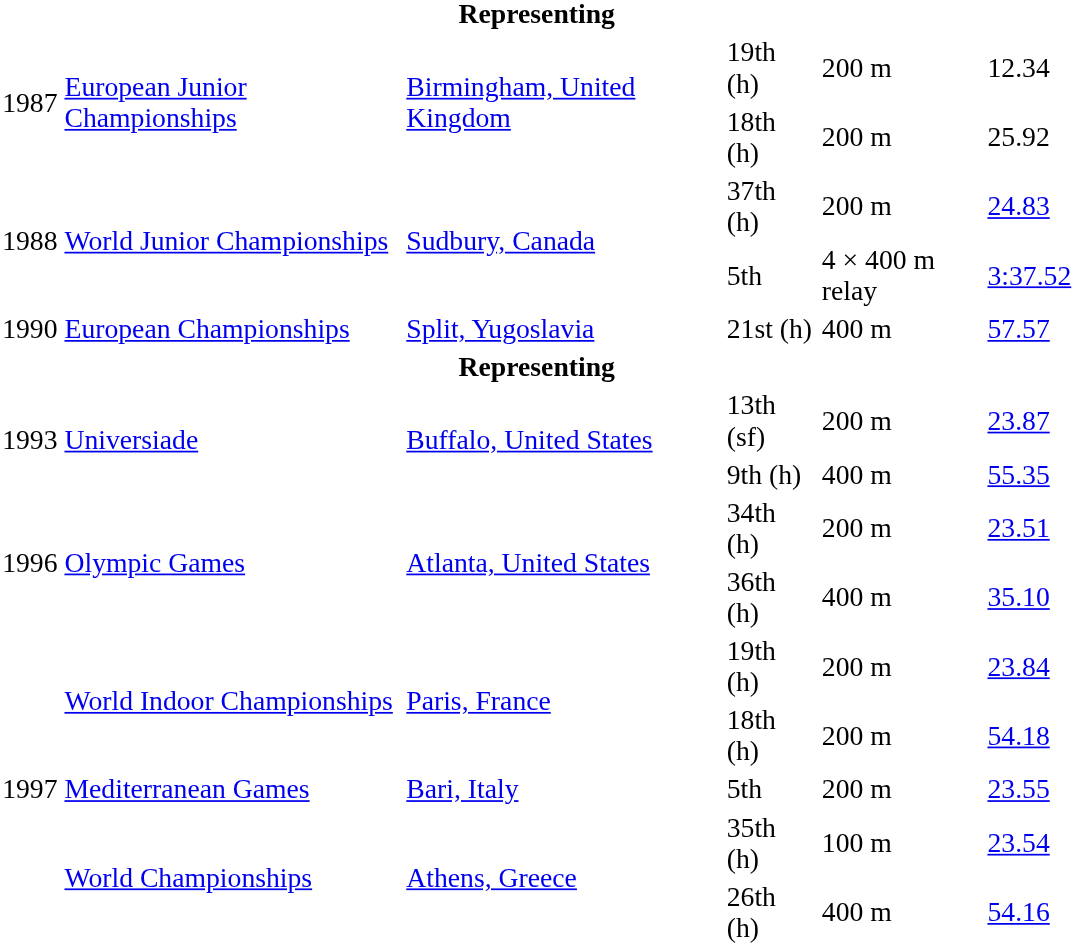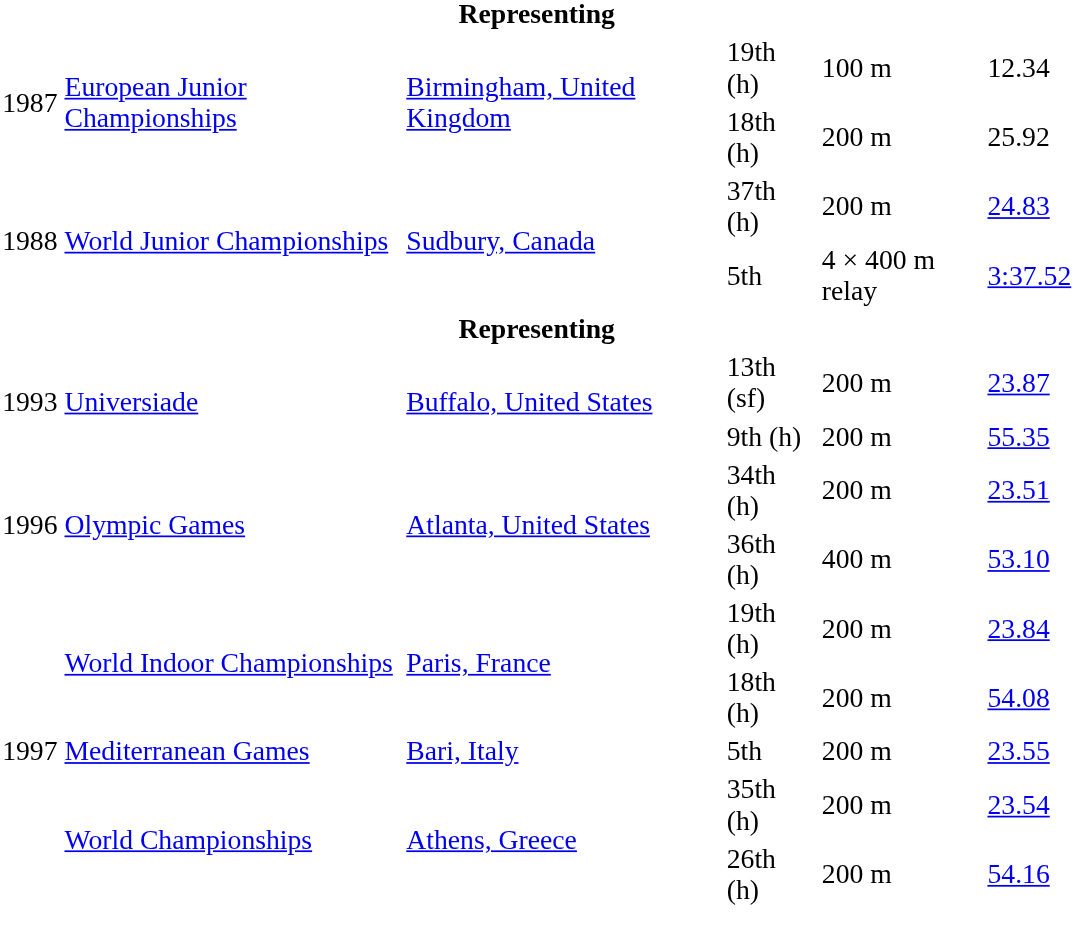(857, 68) 200 m -> (857, 68) 100 m
- row: (207, 329)
(857, 474) 400 m -> (857, 436) 200 m
(1019, 597) 35.10 -> (1019, 559) 53.10
(1019, 735) 54.18 -> (1019, 697) 54.08
(857, 843) 100 m -> (857, 805) 200 m
(857, 912) 400 m -> (857, 874) 200 m
